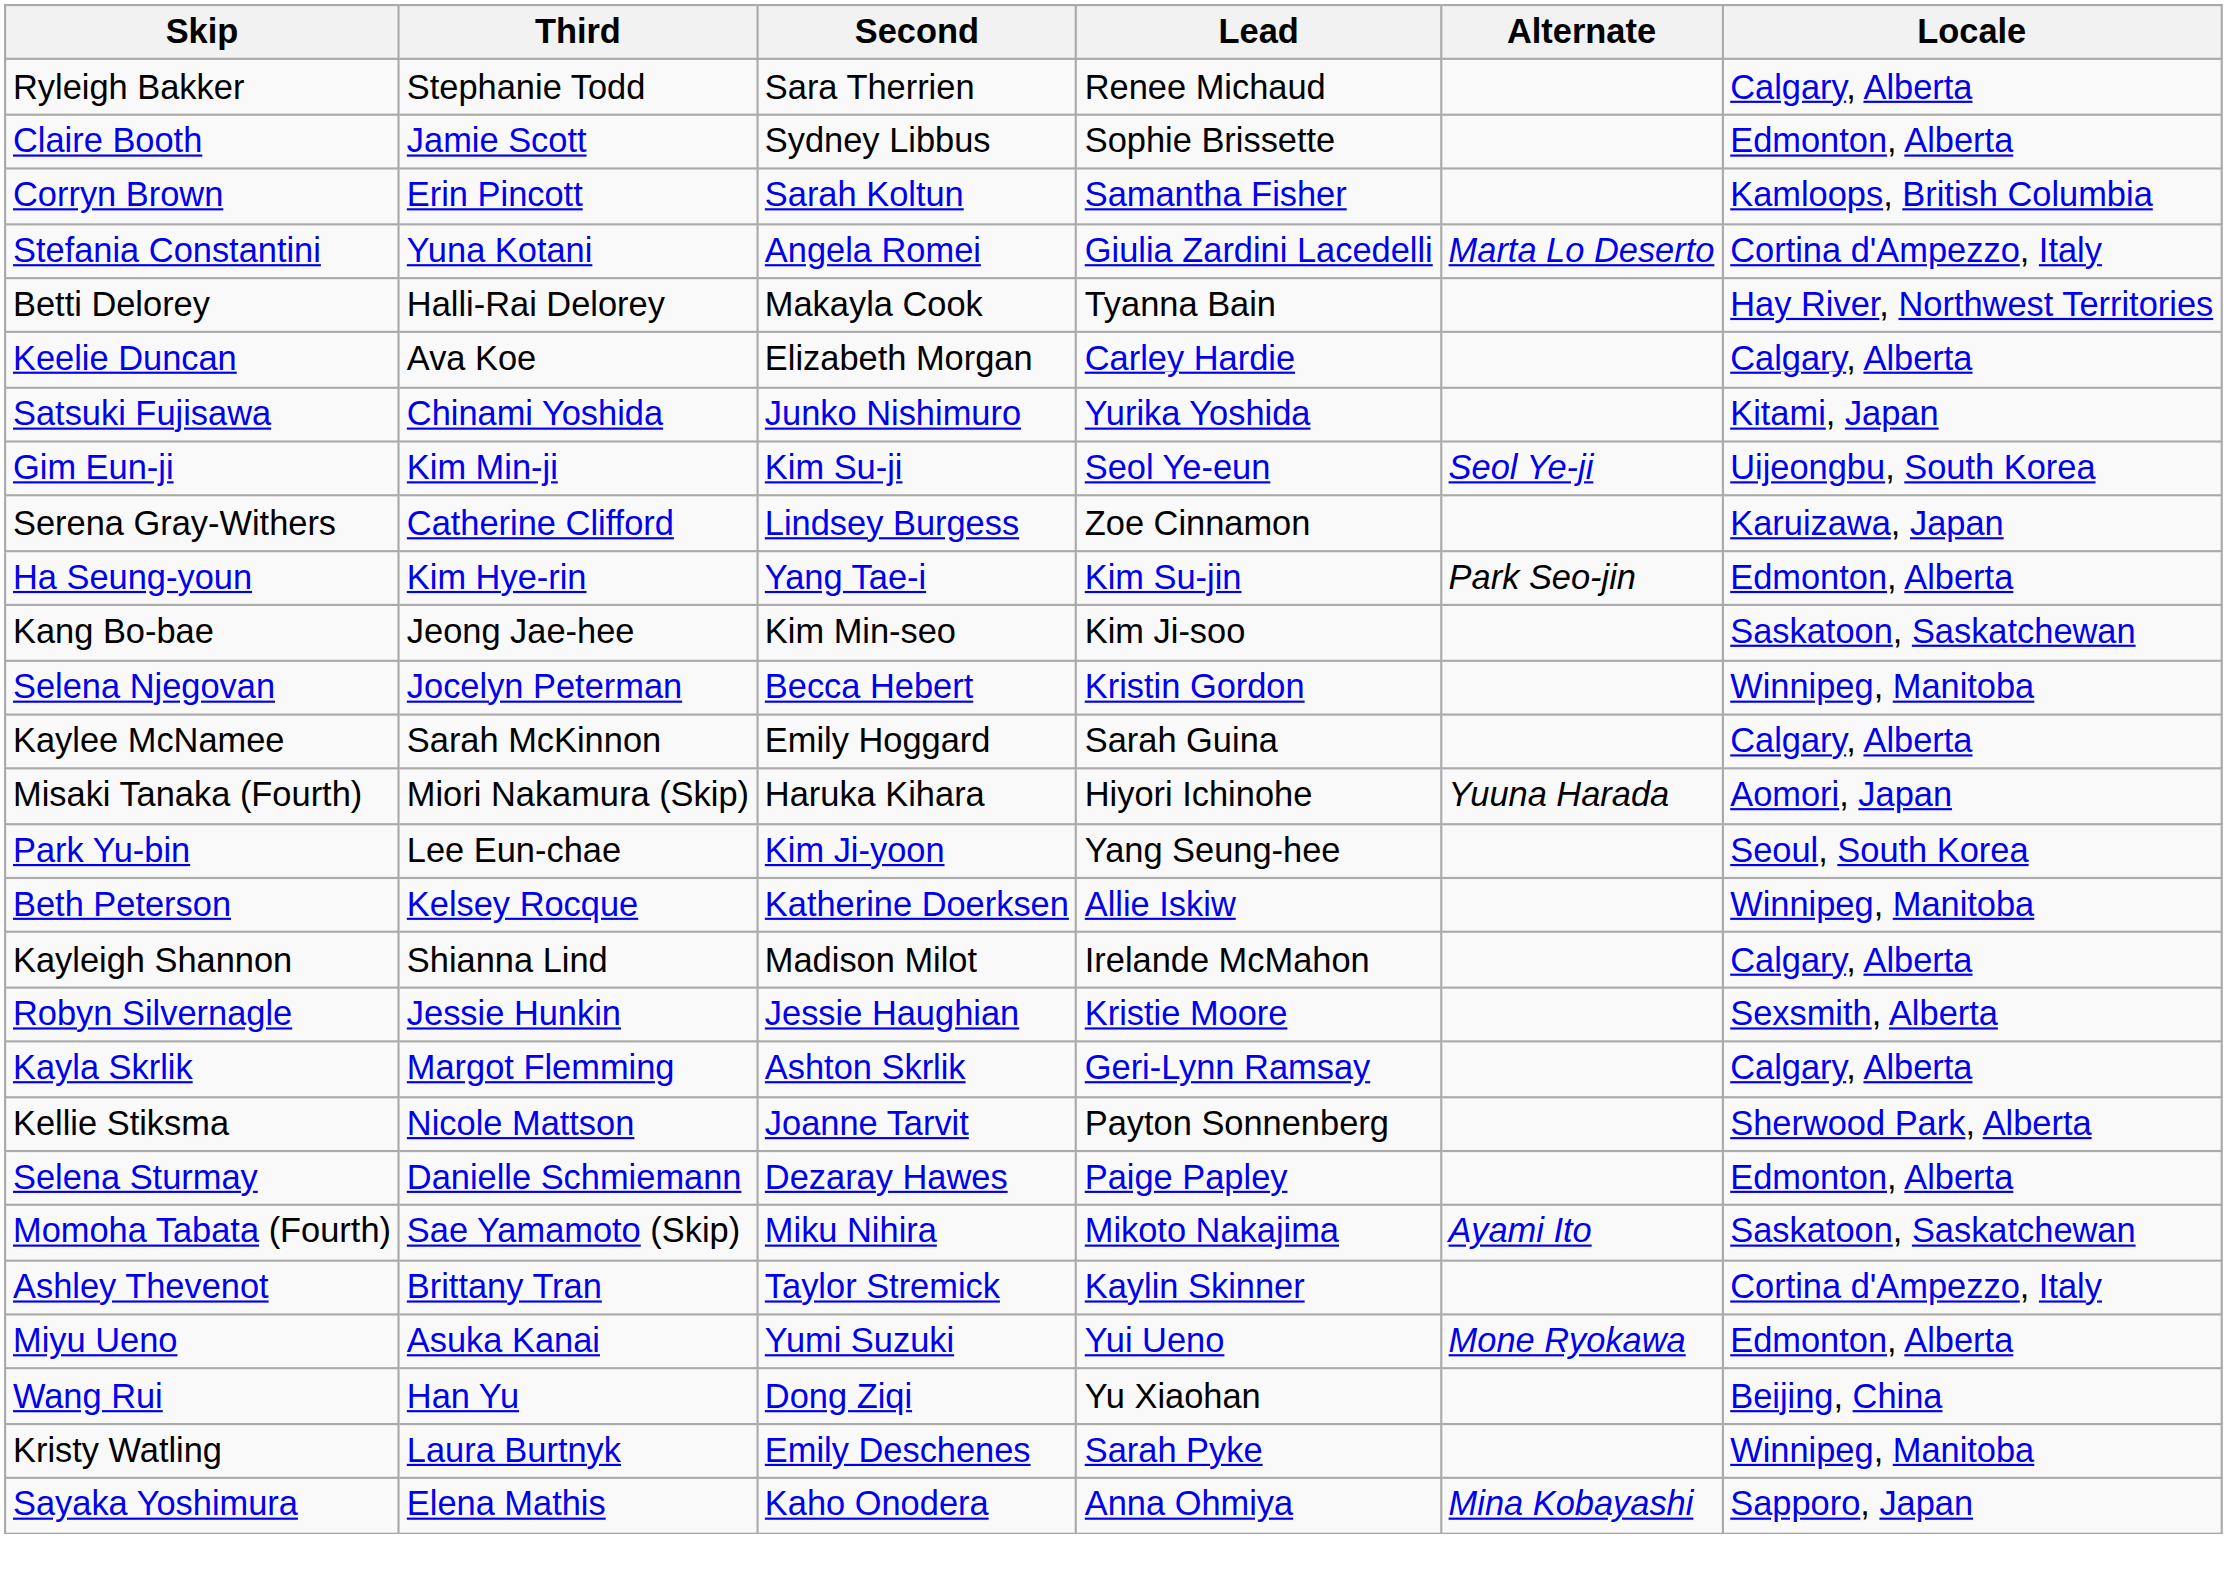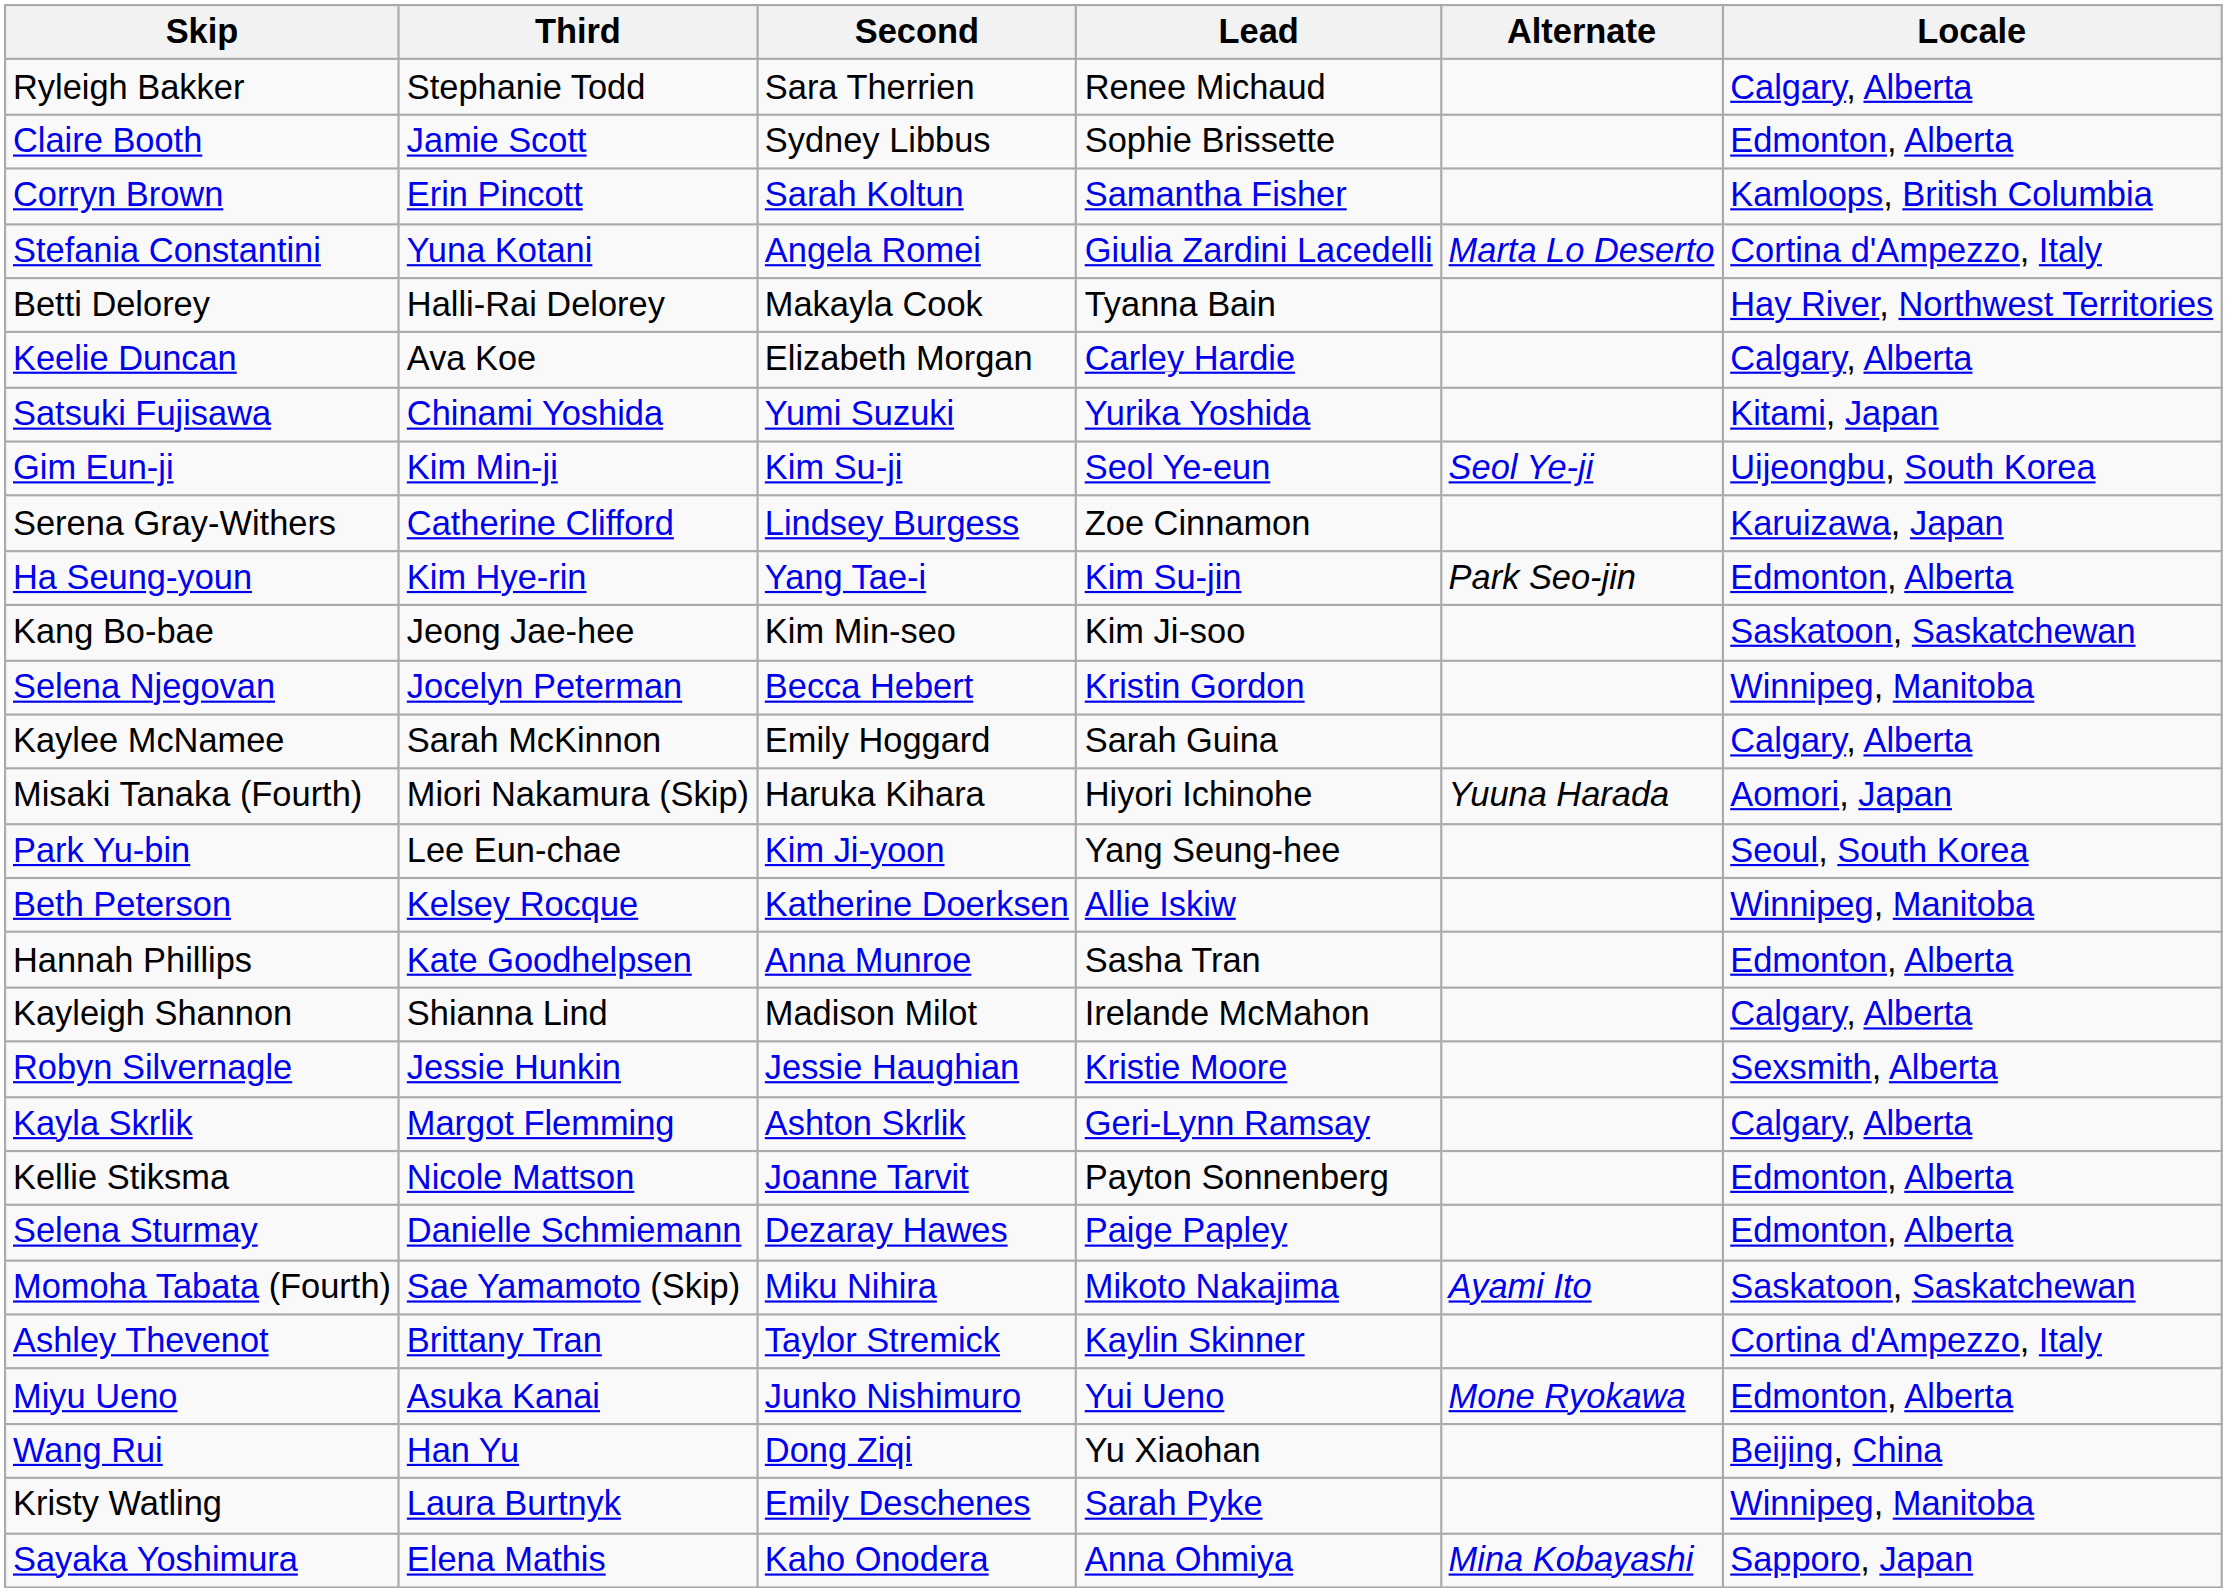(893, 413) Junko Nishimuro -> (859, 413) Yumi Suzuki
+ row: (133, 959)
(1911, 1122) Sherwood Park, Alberta -> (1872, 1177) Edmonton, Alberta
(859, 1341) Yumi Suzuki -> (893, 1395) Junko Nishimuro
